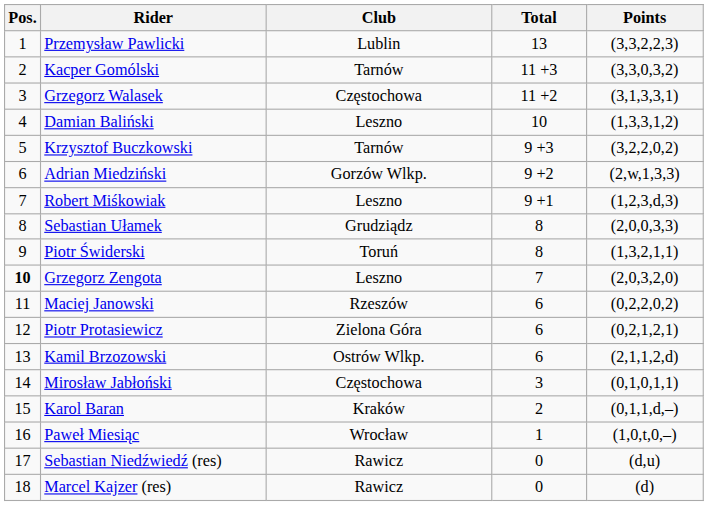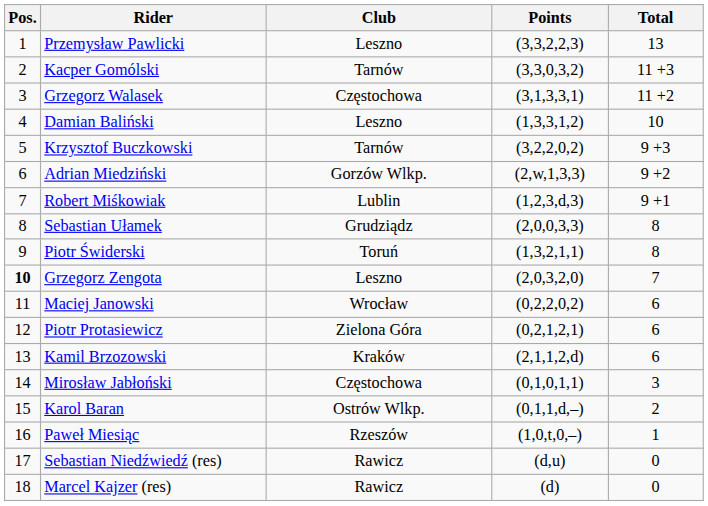columns swapped: (539, 17) <-> (645, 17)
(379, 43) Lublin -> (379, 43) Leszno
(379, 200) Leszno -> (379, 200) Lublin
(379, 304) Rzeszów -> (379, 304) Wrocław
(379, 356) Ostrów Wlkp. -> (379, 356) Kraków
(379, 408) Kraków -> (379, 408) Ostrów Wlkp.
(379, 434) Wrocław -> (379, 434) Rzeszów
